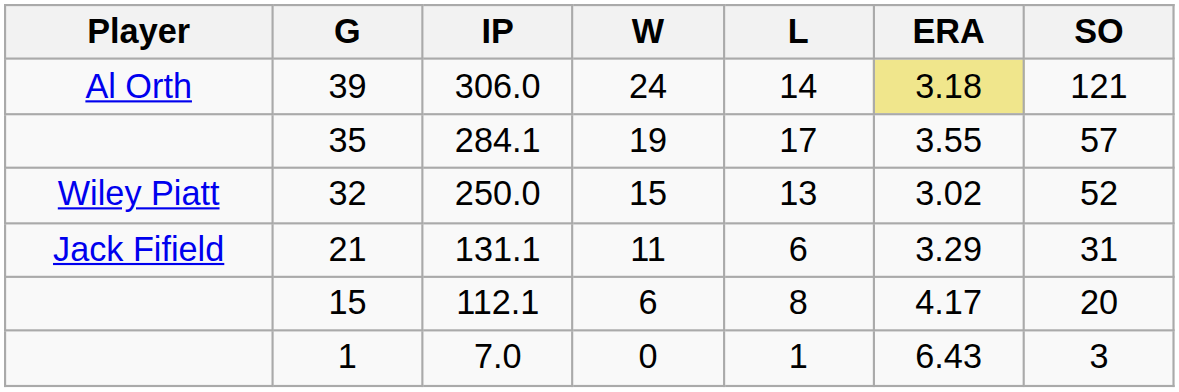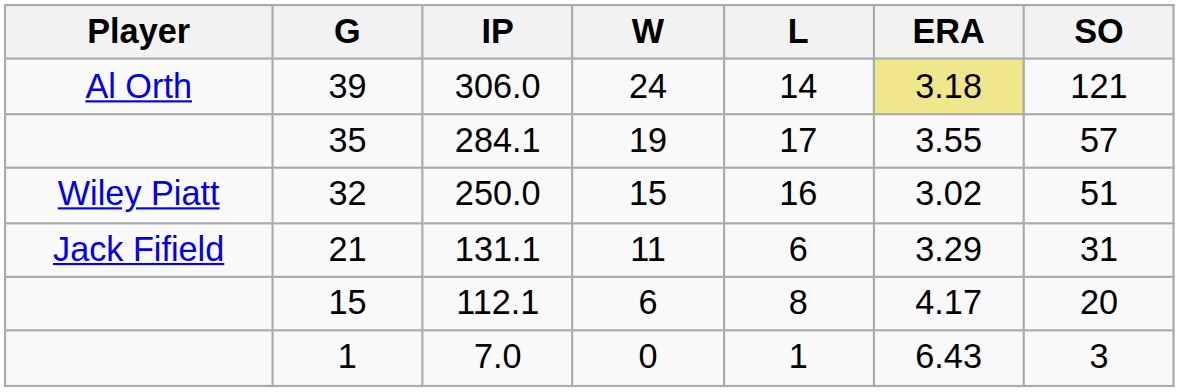(798, 194) 13 -> (798, 194) 16
(1099, 194) 52 -> (1099, 194) 51
